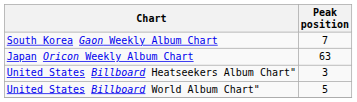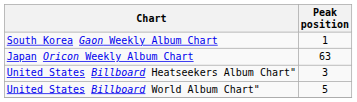(325, 40) 7 -> (325, 40) 1
